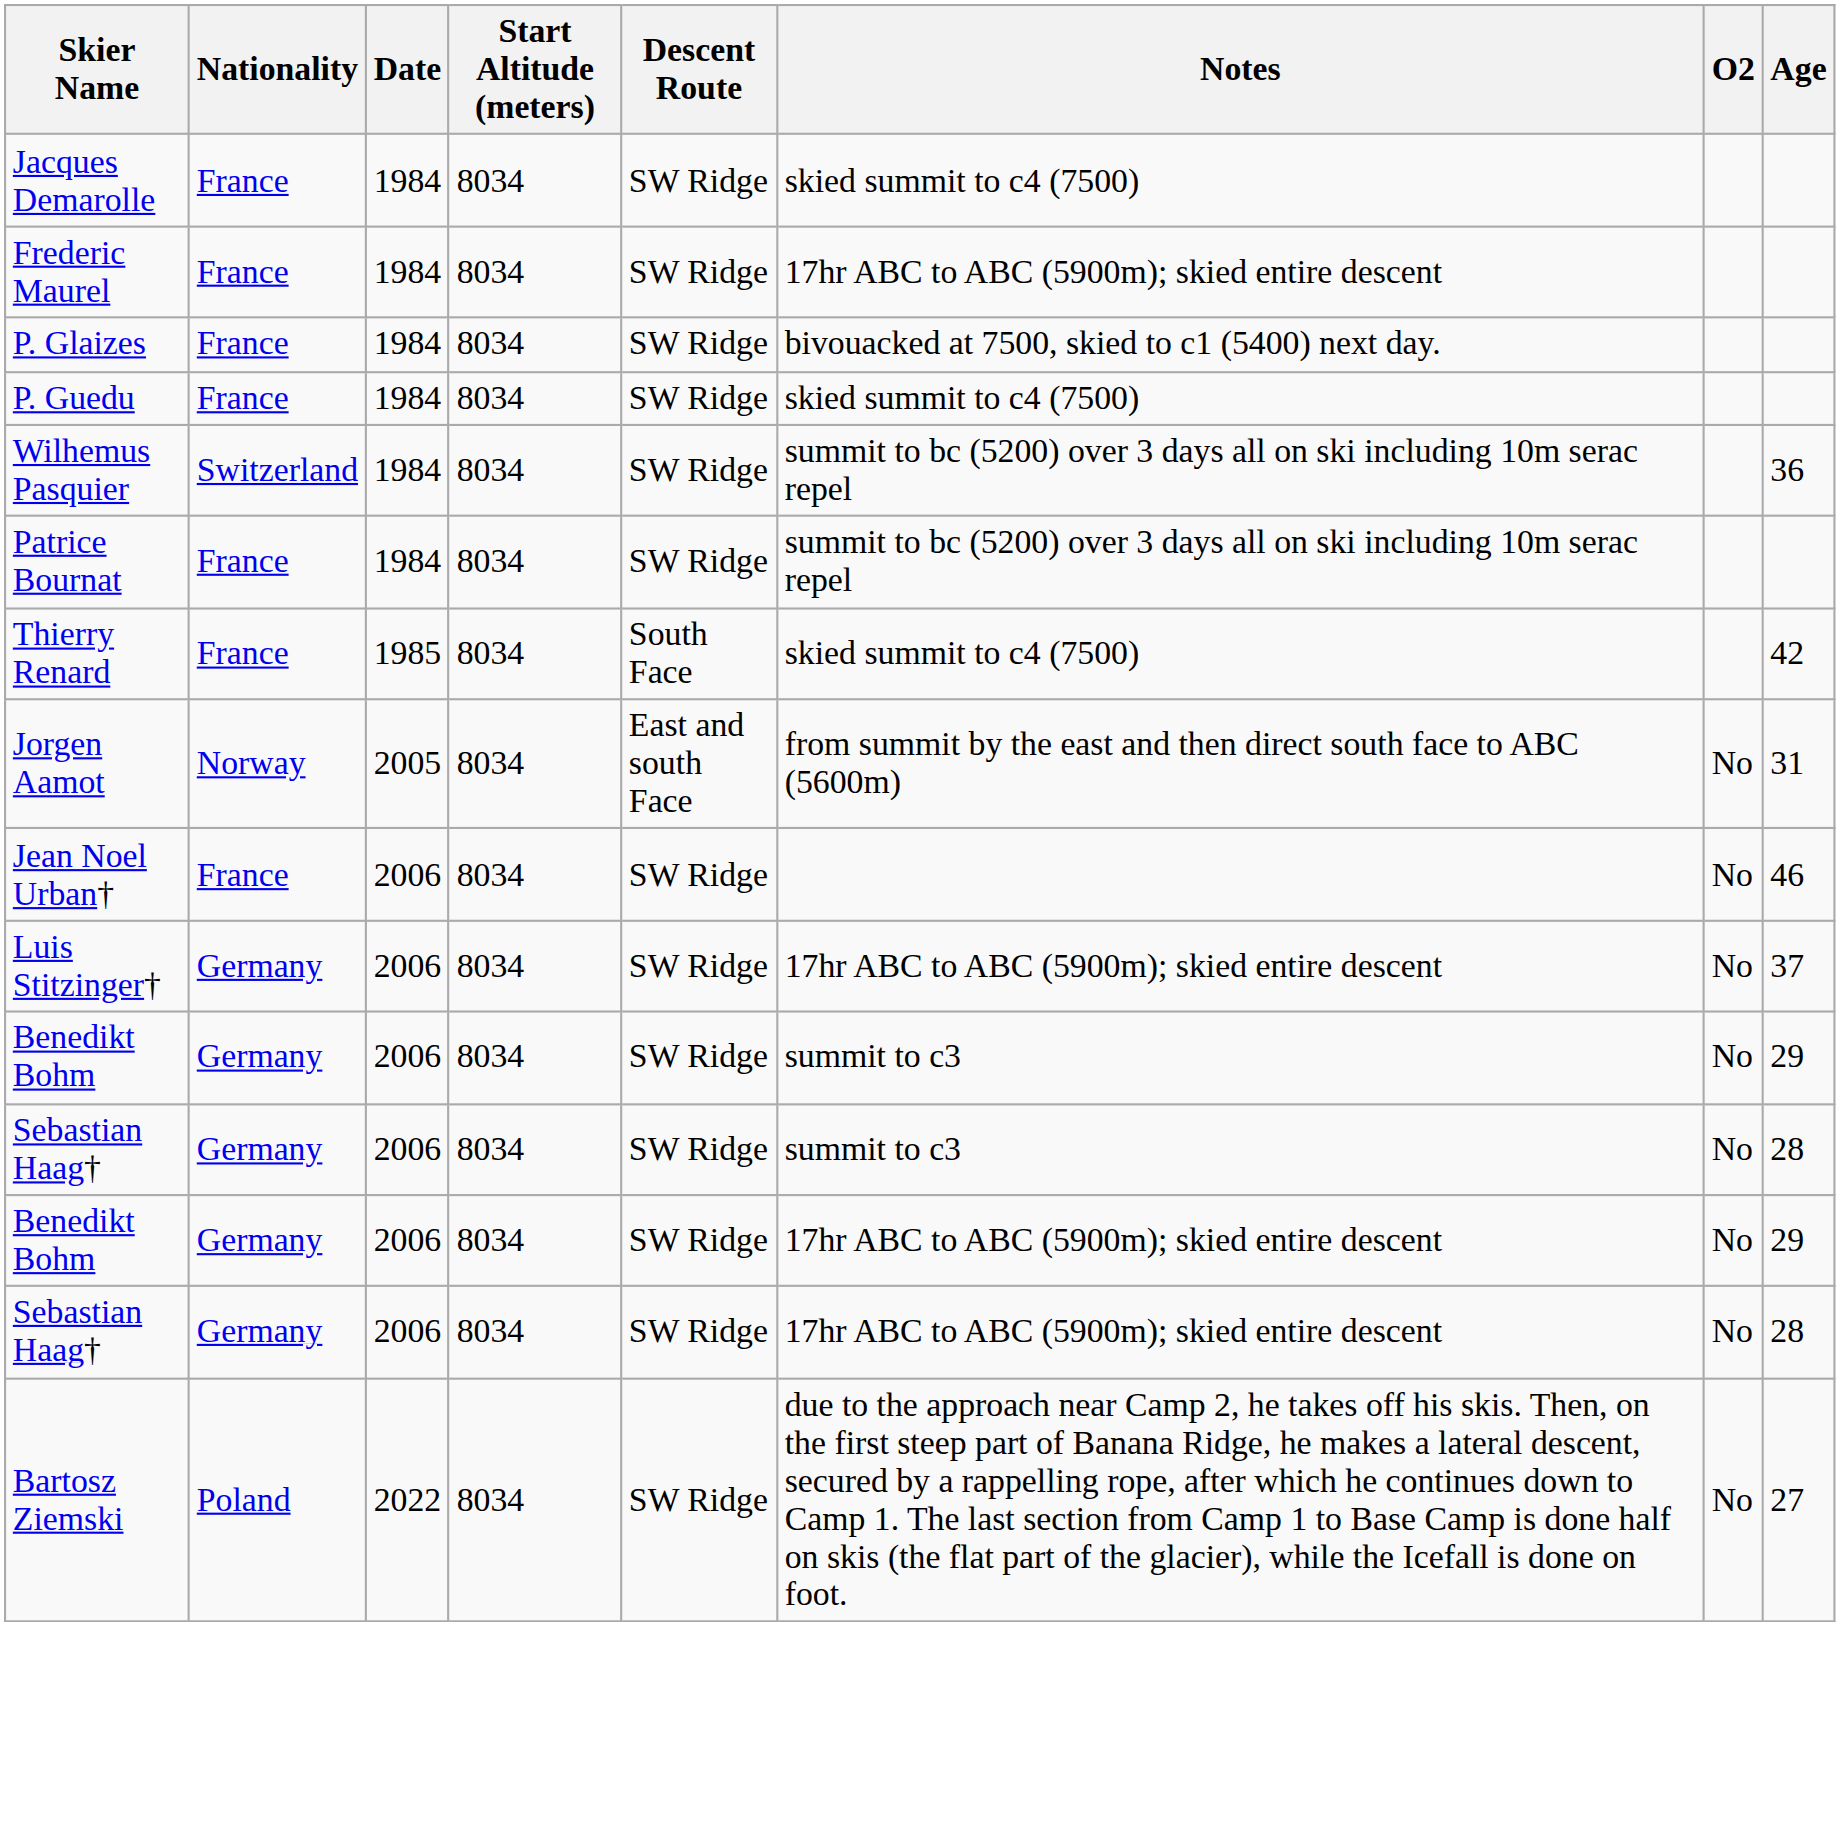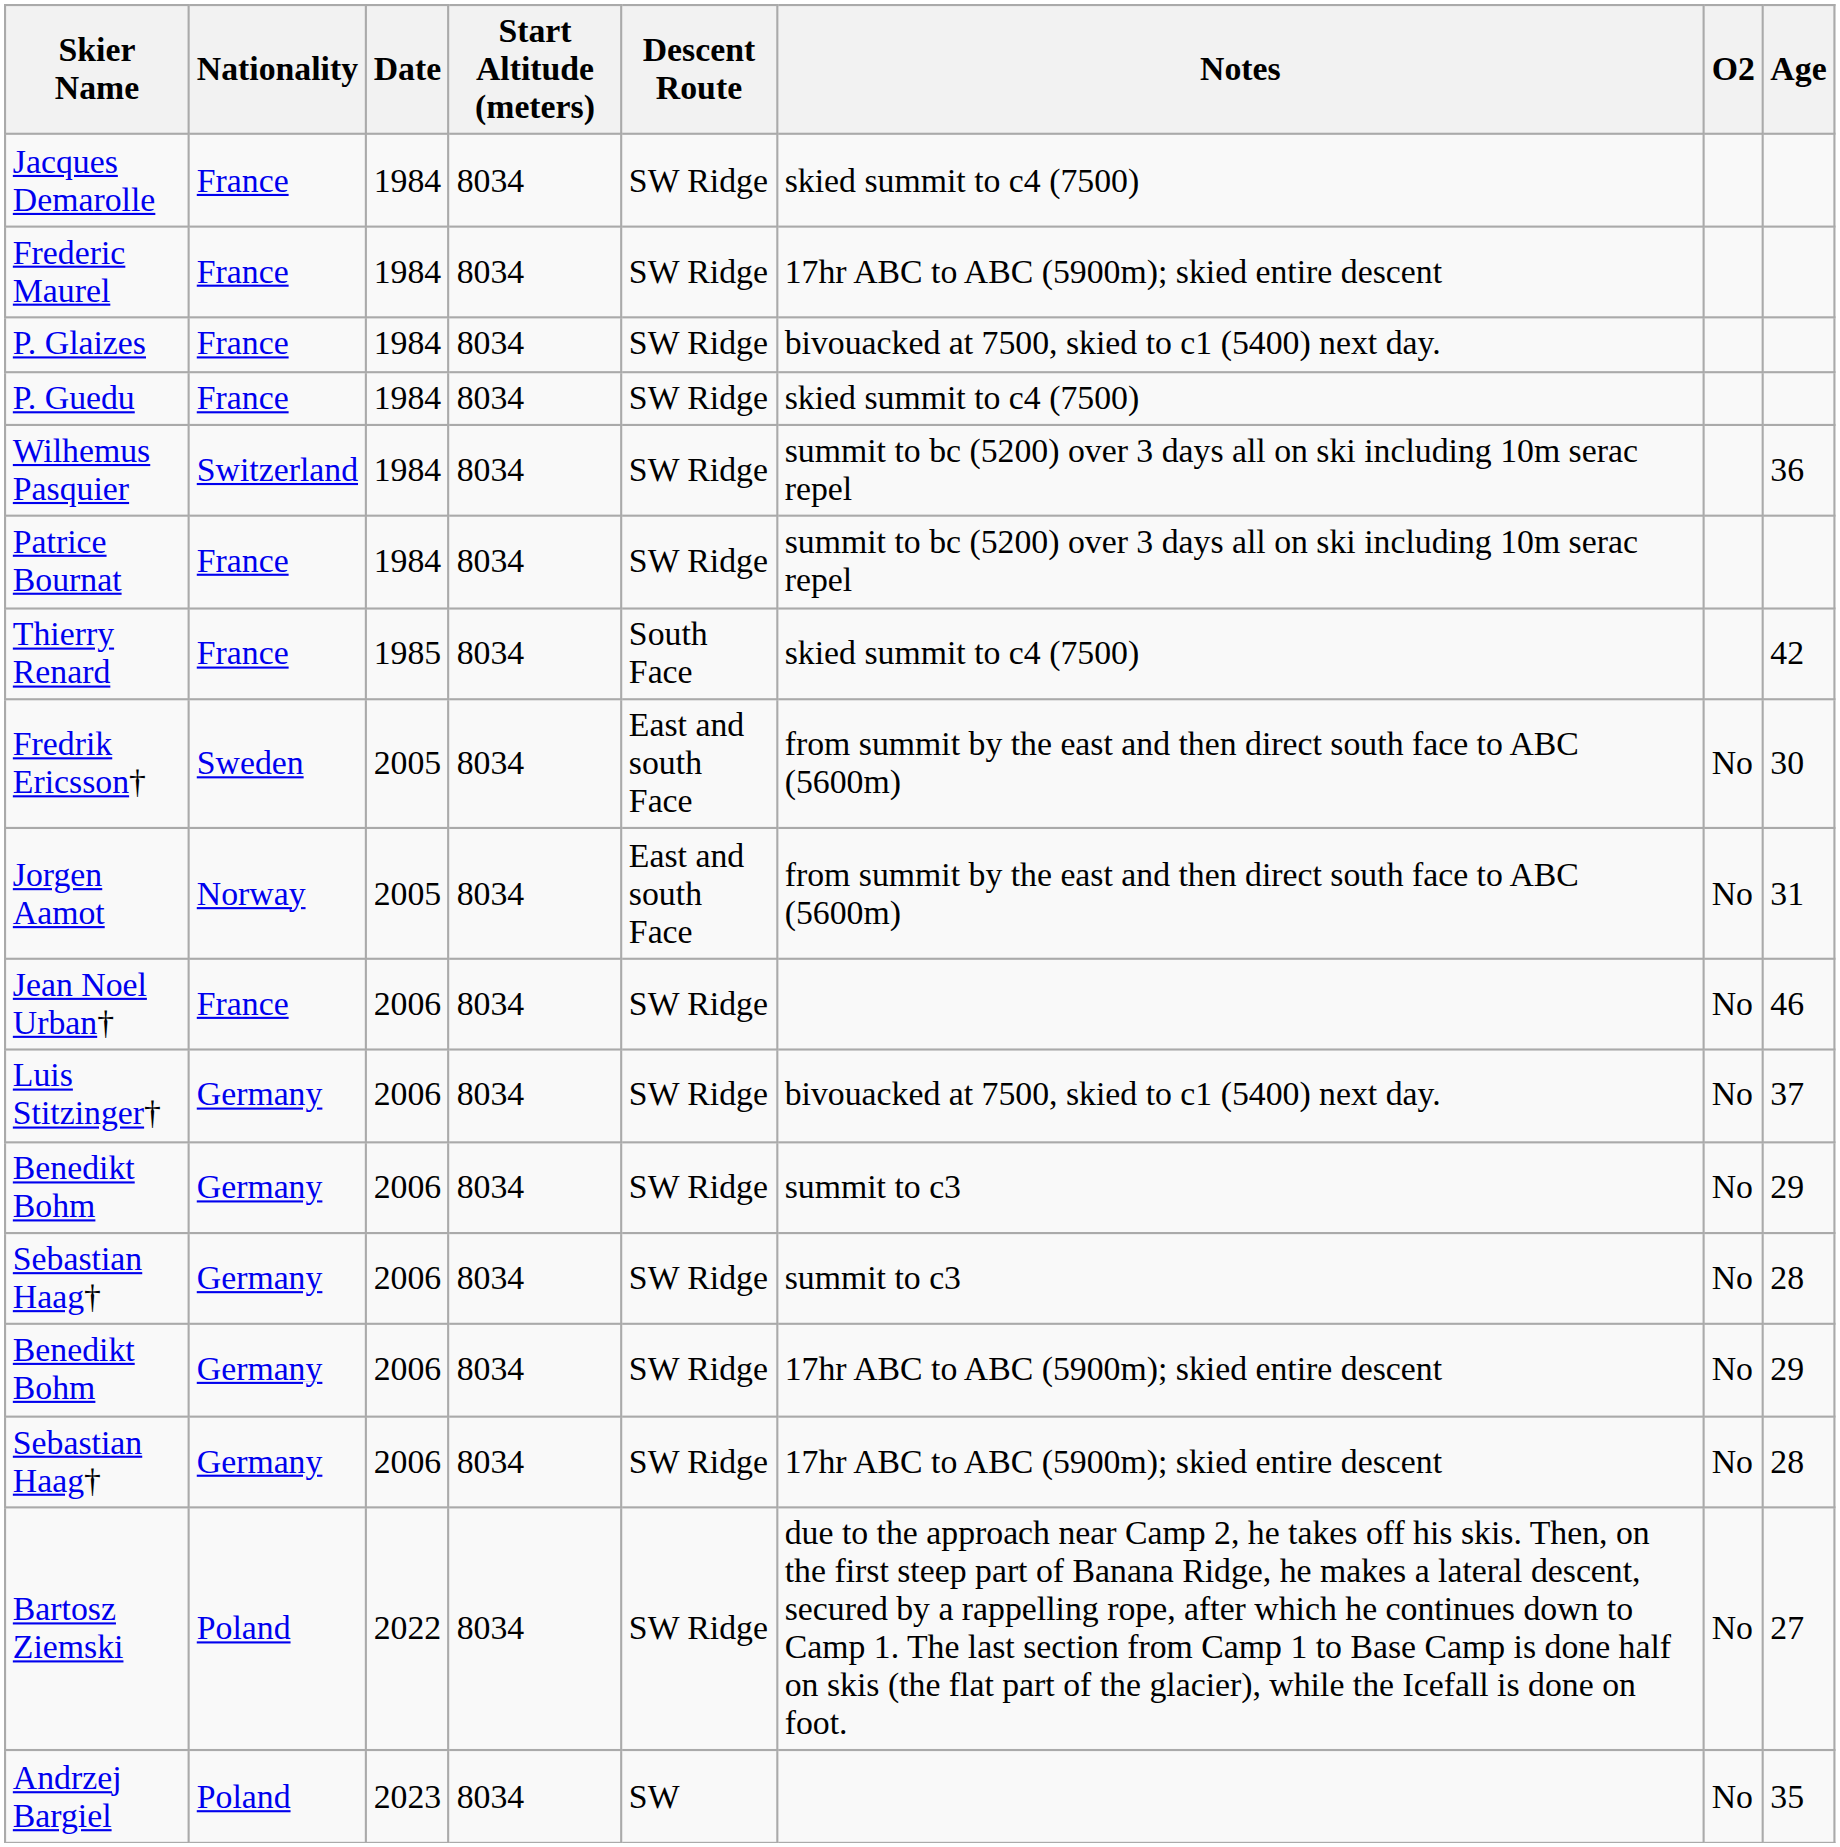+ row: (79, 763)
(1113, 965) 17hr ABC to ABC (5900m); skied entire descent -> (1113, 1094) bivouacked at 7500, skied to c1 (5400) next day.
+ row: (67, 1796)
